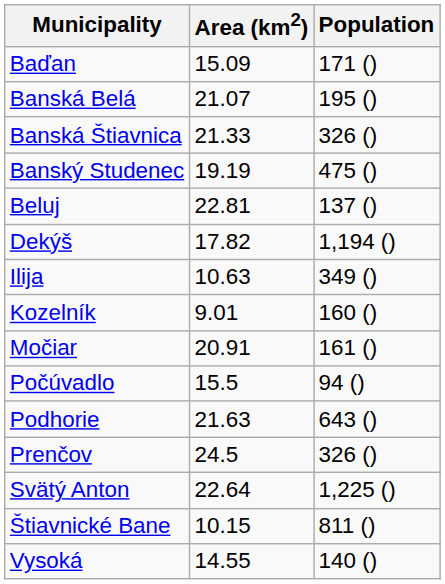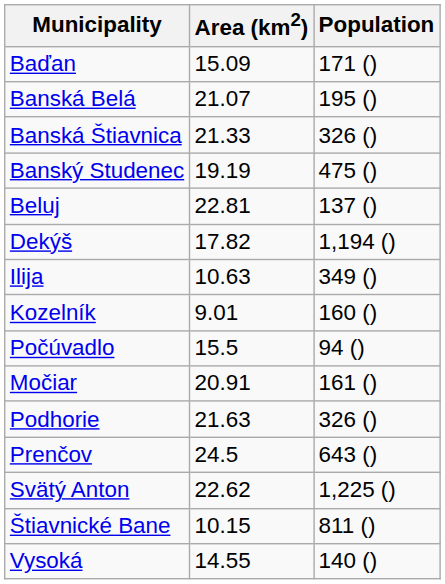rows swapped: (43, 348) <-> (62, 383)
(348, 419) 643 () -> (348, 419) 326 ()
(348, 454) 326 () -> (348, 454) 643 ()
(223, 490) 22.64 -> (223, 490) 22.62
